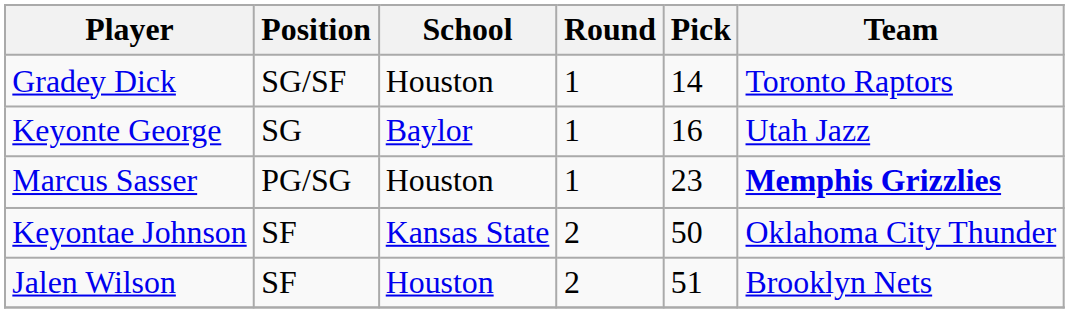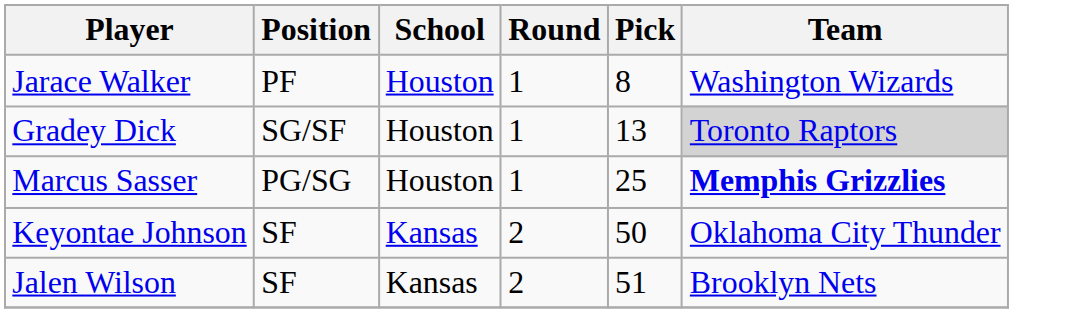+ row: (101, 80)
(687, 80) 14 -> (631, 130) 13
(849, 80) no background -> (794, 130) lightgrey background
- row: (117, 130)
(687, 181) 23 -> (631, 181) 25
(468, 231) Kansas State -> (432, 231) Kansas
(440, 282) Houston -> (432, 282) Kansas
